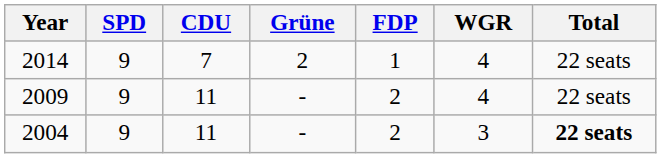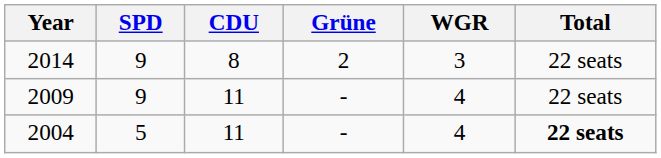- column: (395, 22)
(206, 59) 7 -> (234, 59) 8
(483, 59) 4 -> (459, 59) 3
(124, 133) 9 -> (141, 133) 5
(483, 133) 3 -> (459, 133) 4
